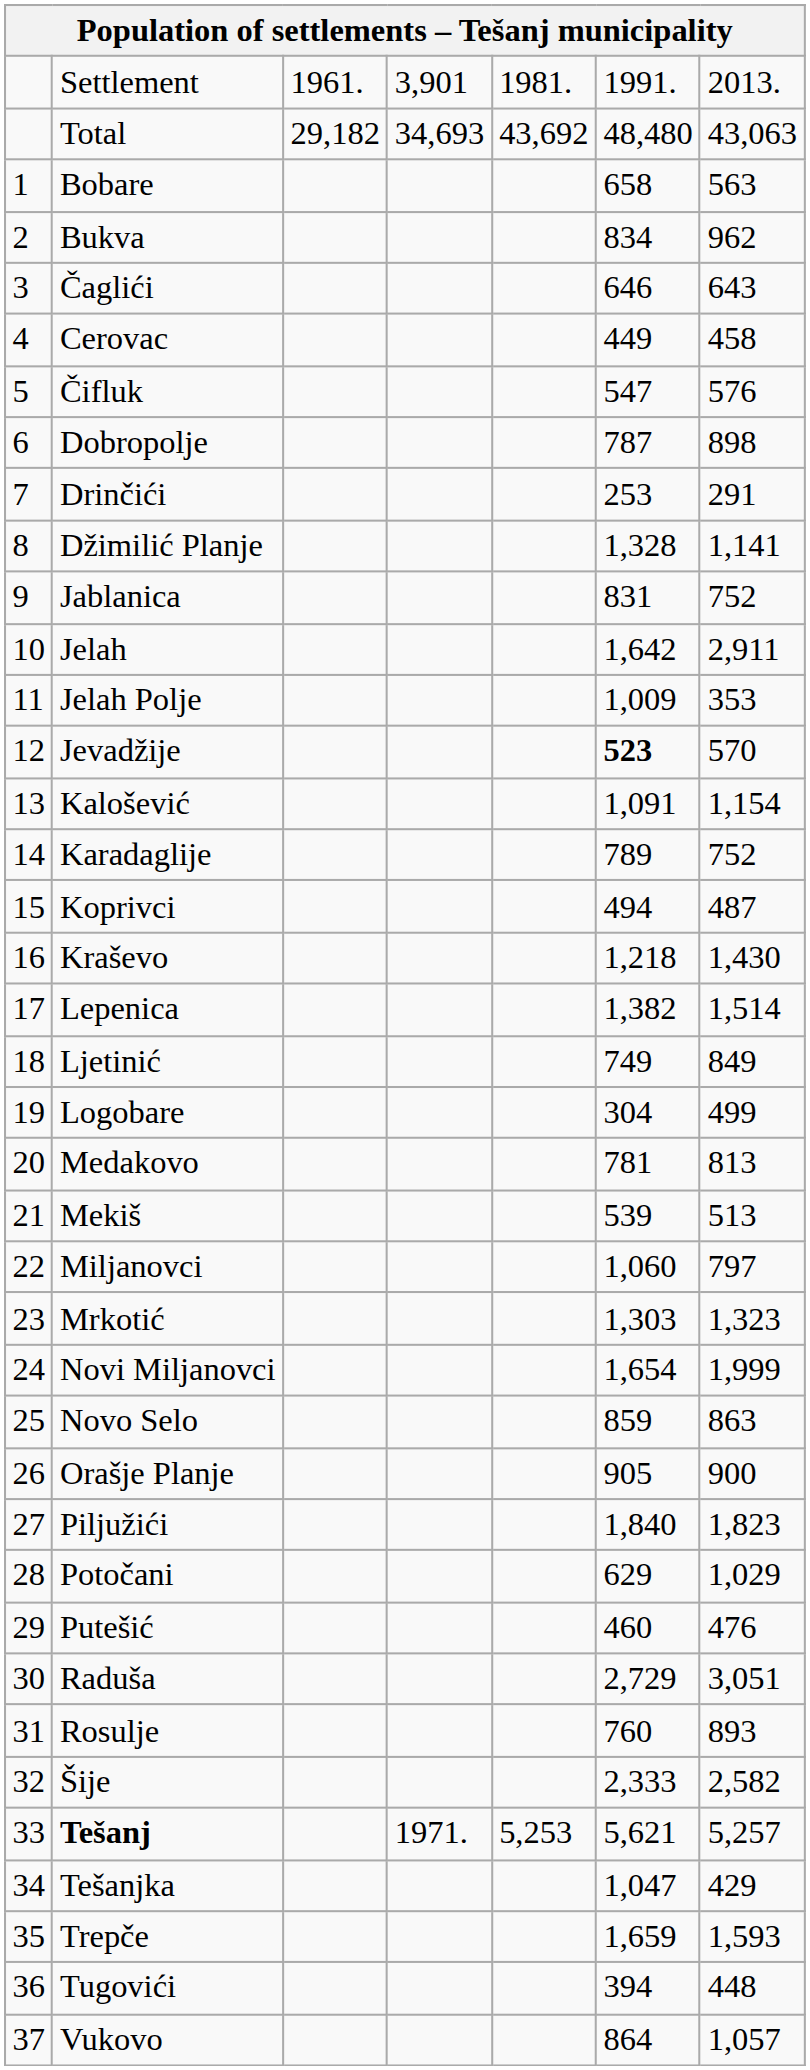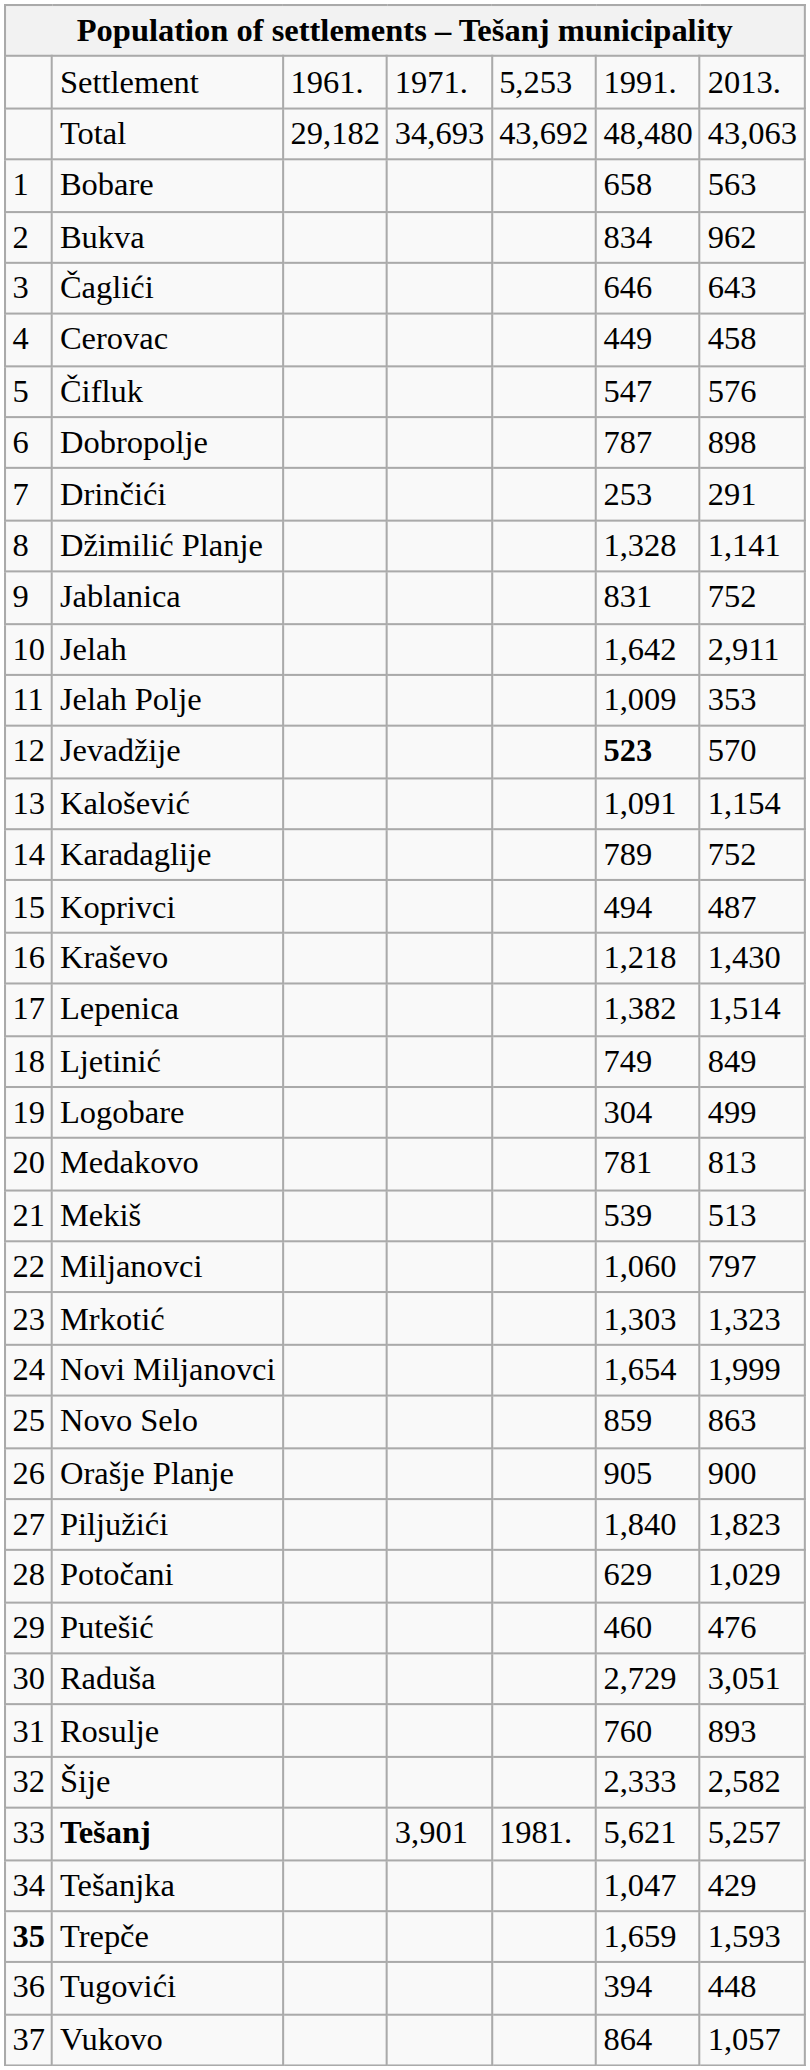(431, 81) 3,901 -> (431, 81) 1971.
(536, 81) 1981. -> (536, 81) 5,253
(431, 1833) 1971. -> (431, 1833) 3,901
(536, 1833) 5,253 -> (536, 1833) 1981.
(29, 1936) normal -> (29, 1936) bold
